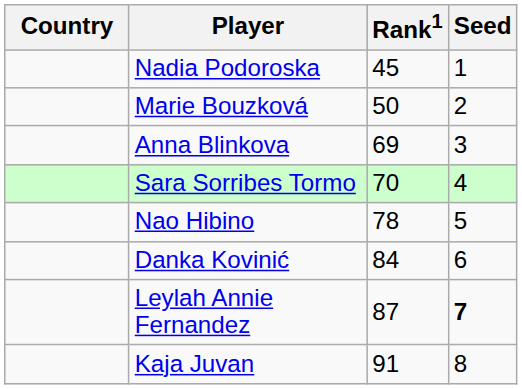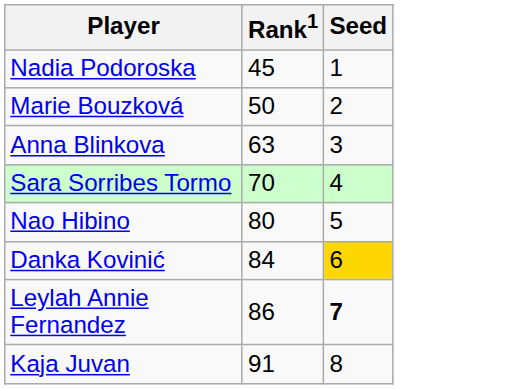- column: (67, 26)
(386, 145) 69 -> (261, 145) 63
(386, 221) 78 -> (261, 221) 80
(460, 260) no background -> (336, 260) gold background
(386, 311) 87 -> (261, 311) 86
